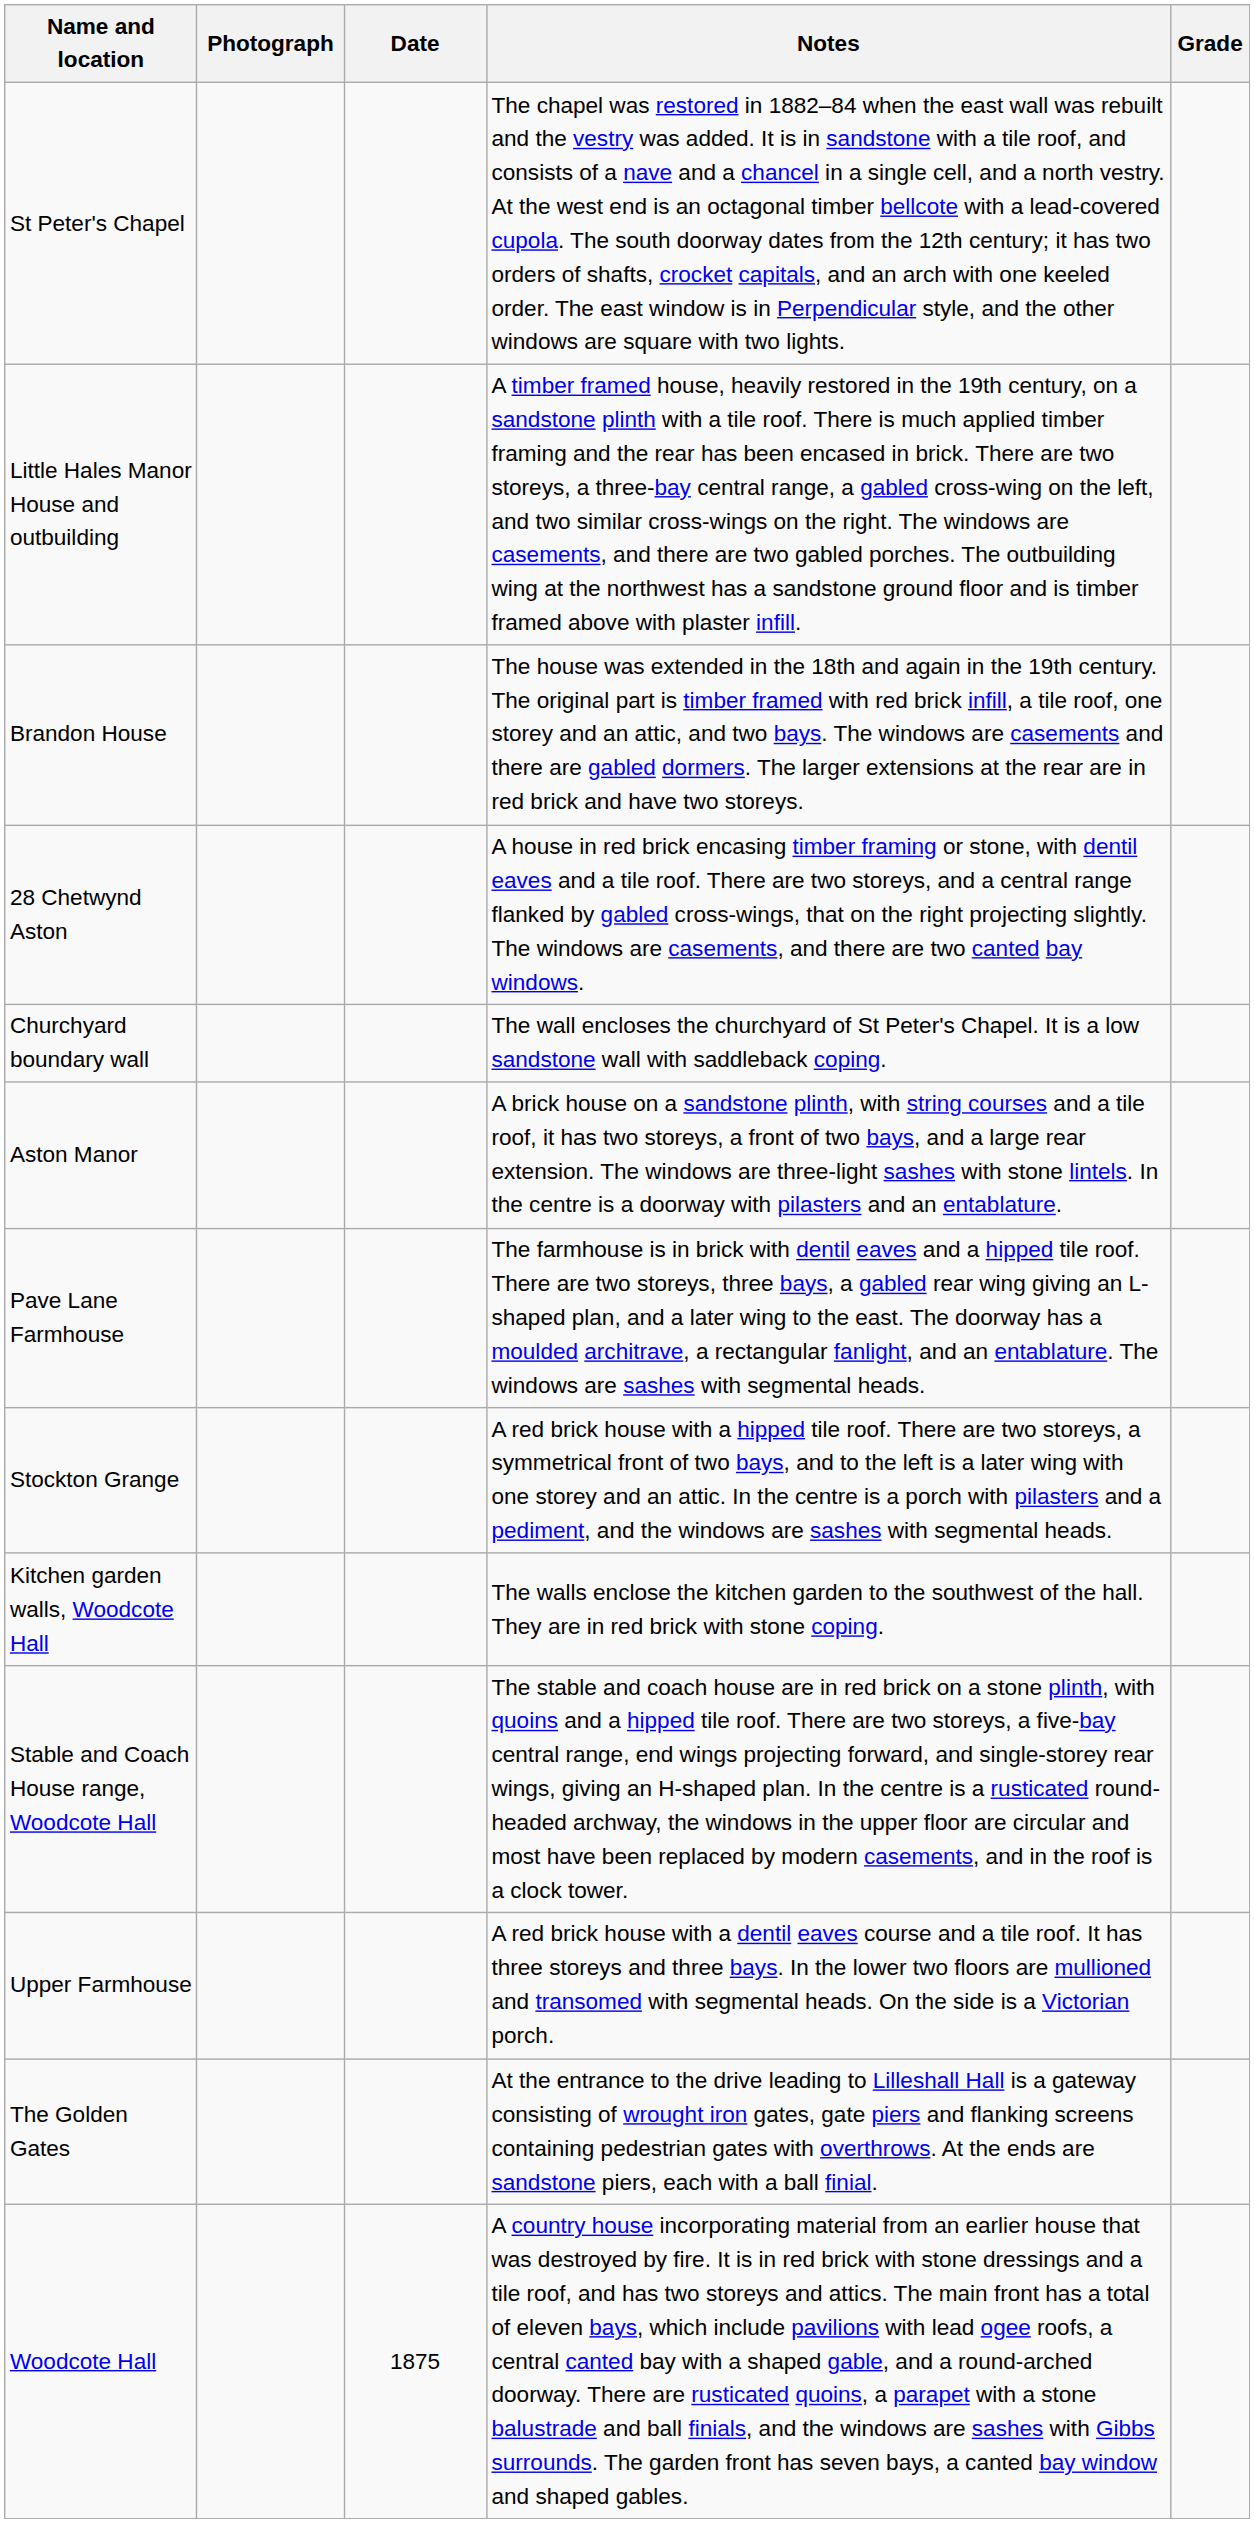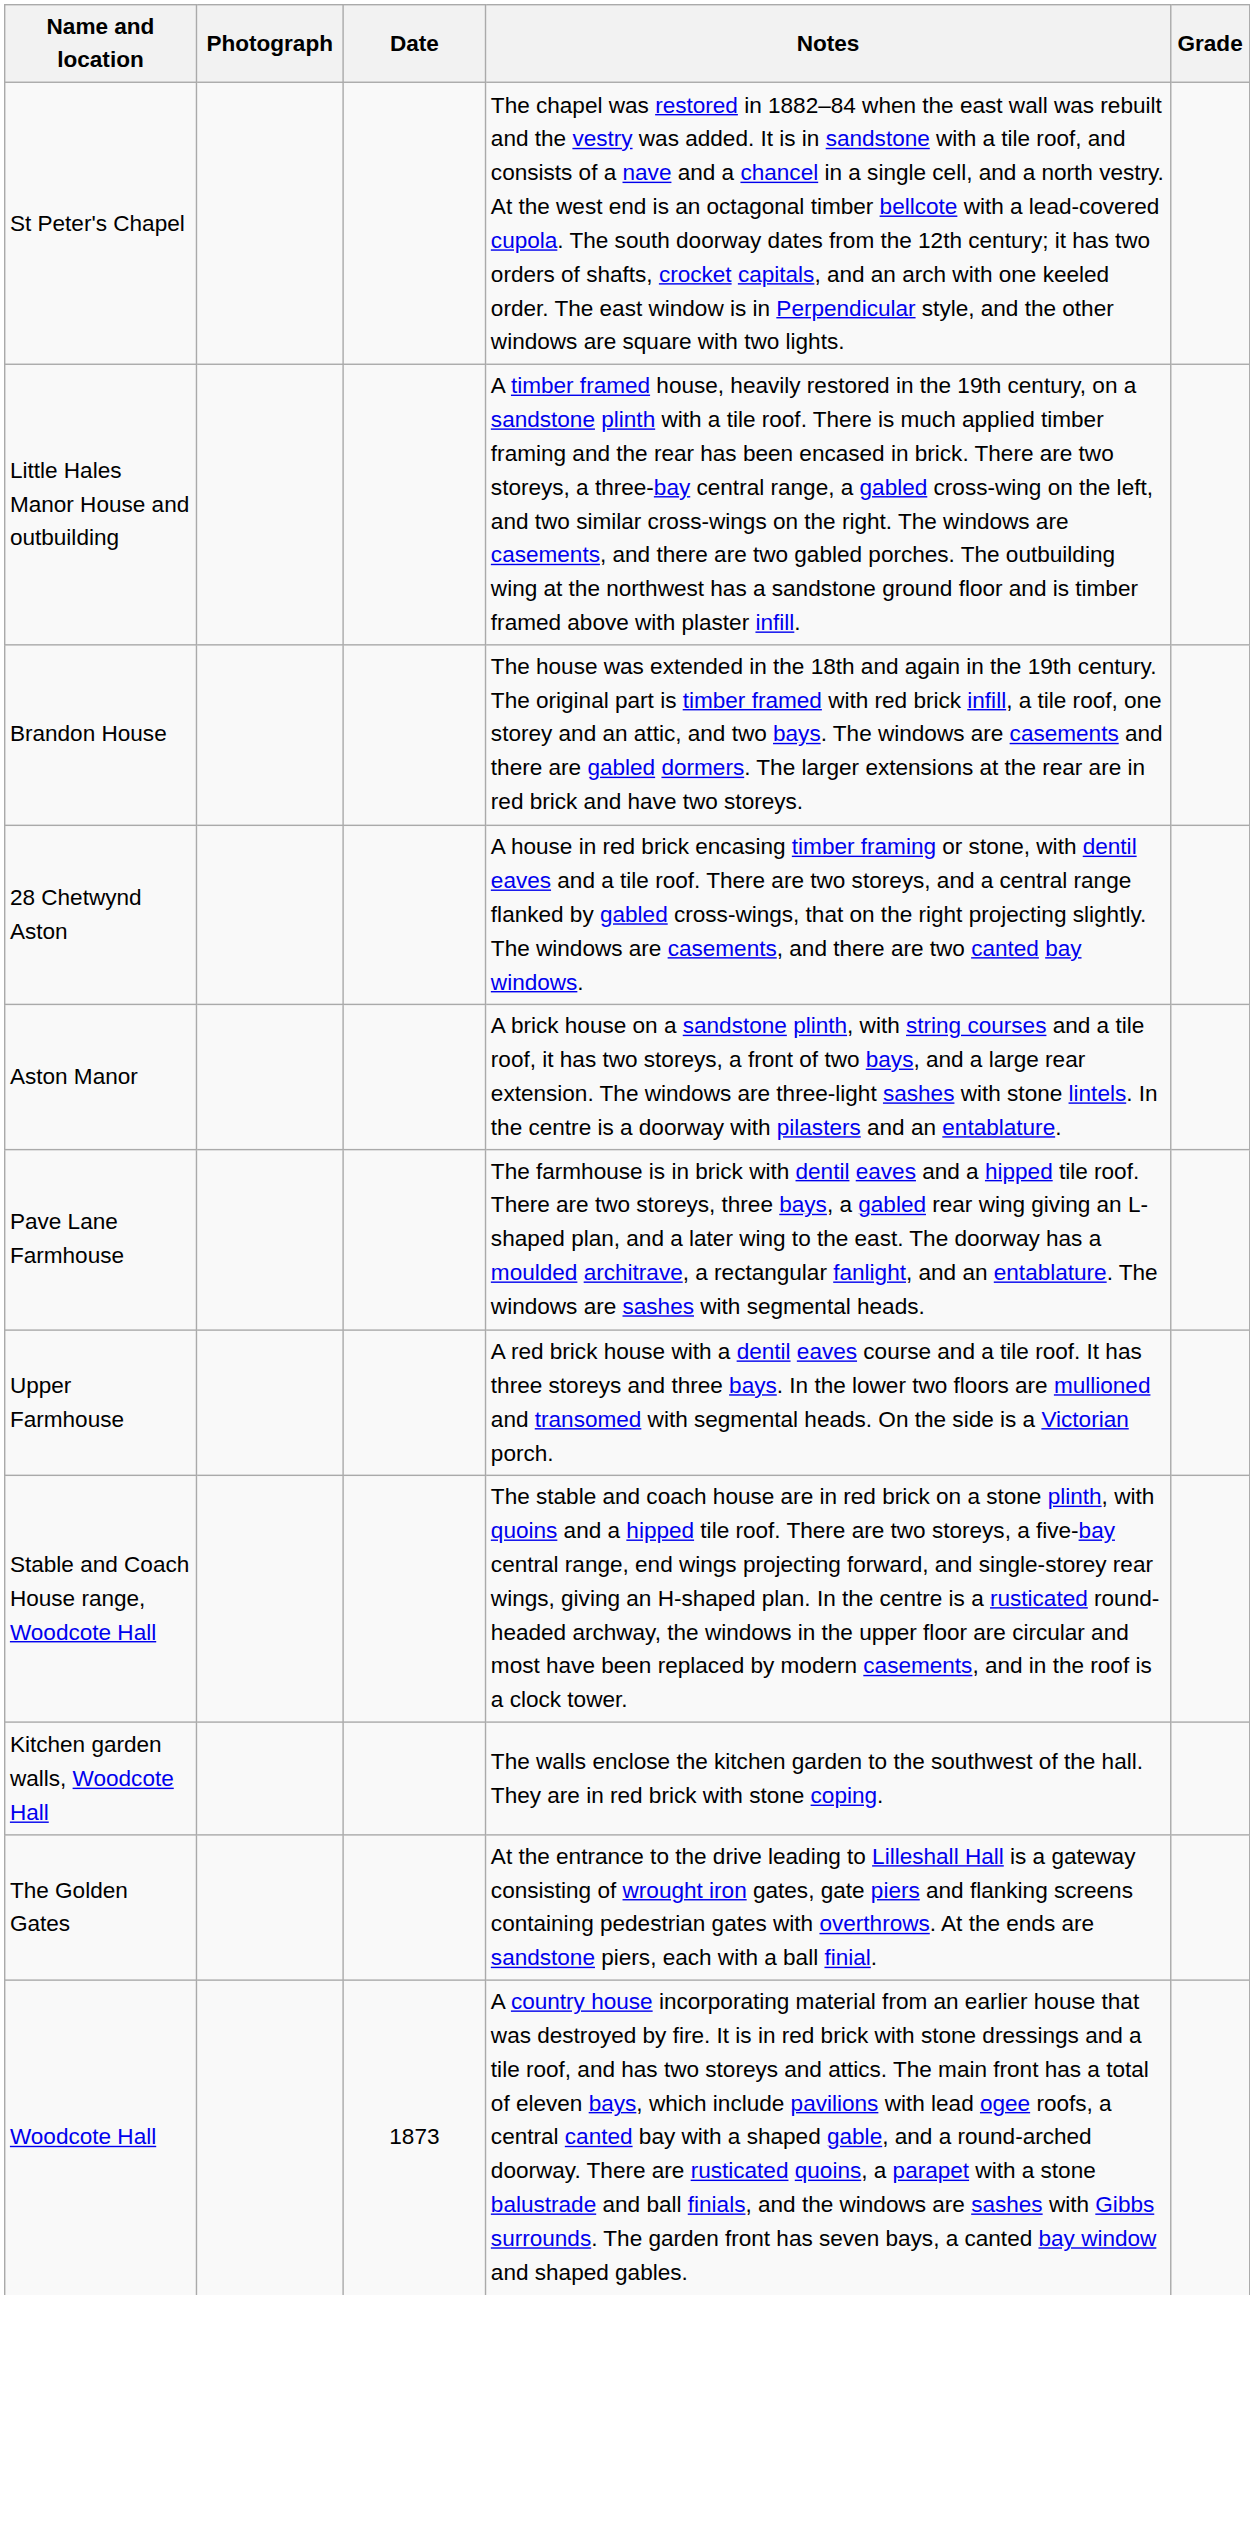- row: (80, 1043)
- row: (95, 1480)
rows swapped: (92, 1609) <-> (101, 1985)
(415, 2361) 1875 -> (414, 2137) 1873
